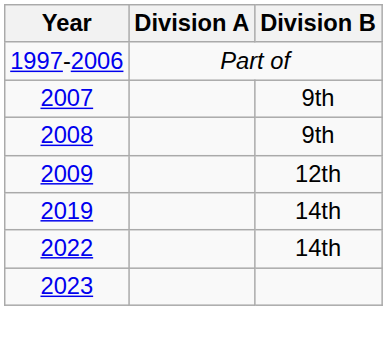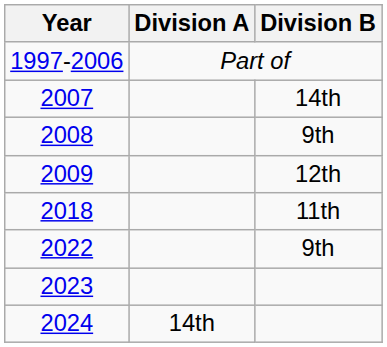(318, 98) 9th -> (318, 98) 14th
+ row: (67, 211)
- row: (67, 211)
(318, 248) 14th -> (318, 248) 9th
+ row: (67, 323)
